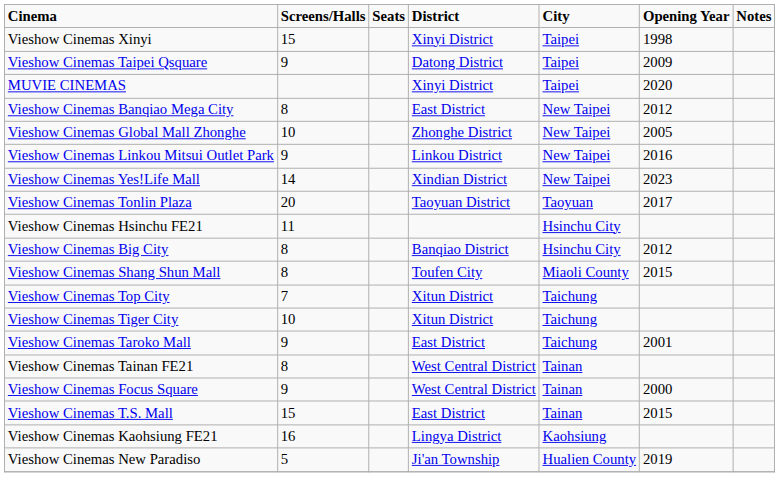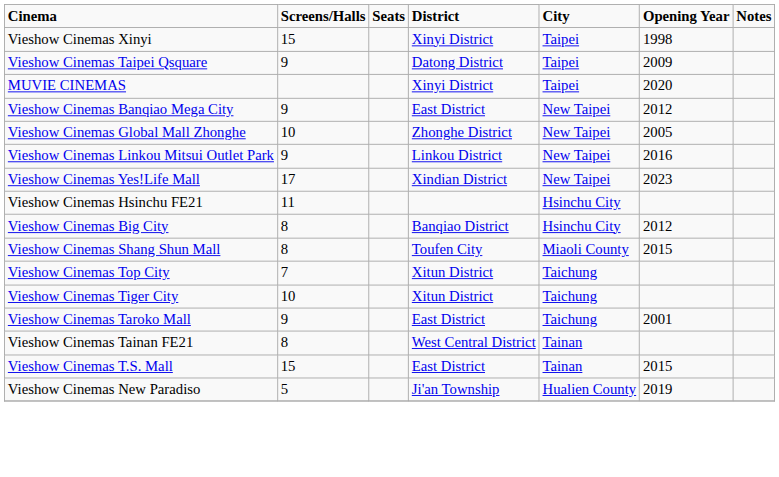(284, 109) 8 -> (284, 109) 9
(288, 179) 14 -> (288, 179) 17
- row: (100, 202)
- row: (103, 389)
- row: (113, 436)
